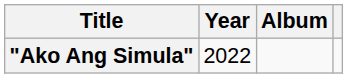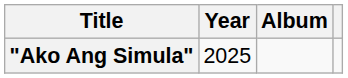(227, 55) 2022 -> (227, 55) 2025
